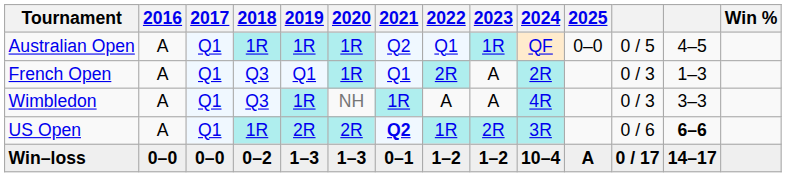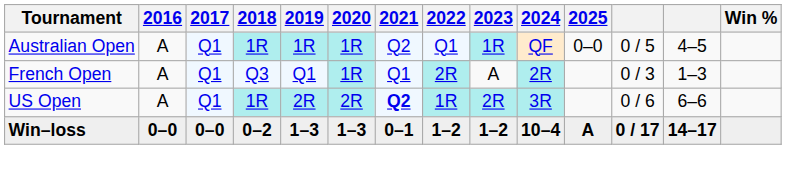- row: (53, 102)
(692, 130) bold -> (692, 102) normal
